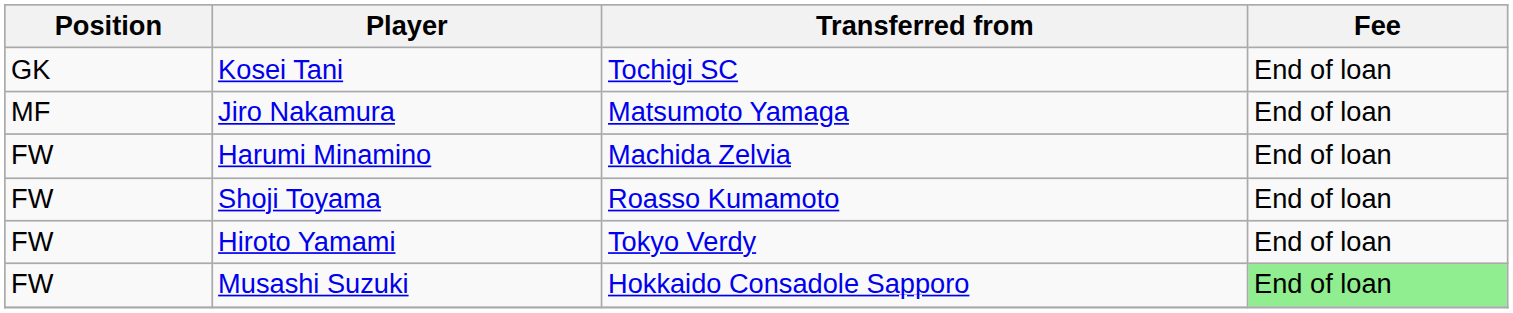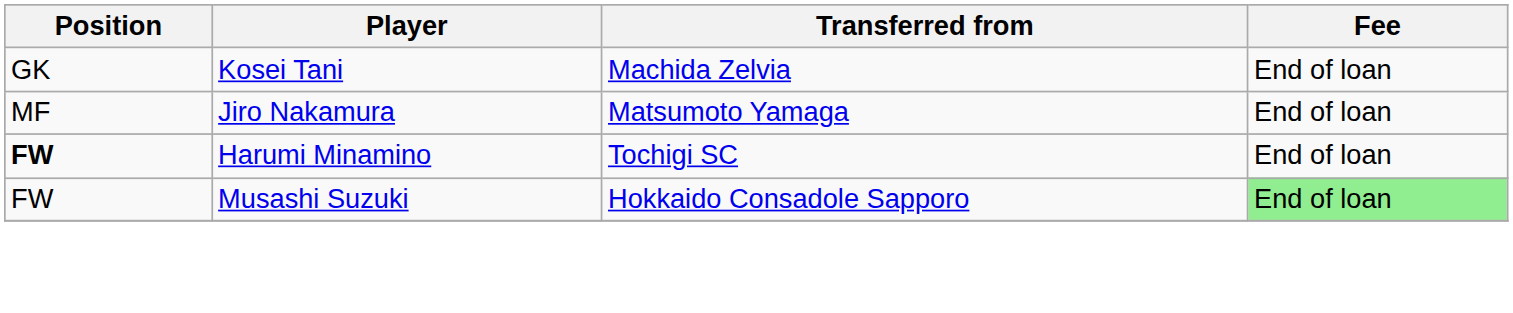(673, 69) Tochigi SC -> (699, 69) Machida Zelvia
(32, 155) normal -> (32, 155) bold
(699, 155) Machida Zelvia -> (673, 155) Tochigi SC
- row: (300, 198)
- row: (307, 241)
